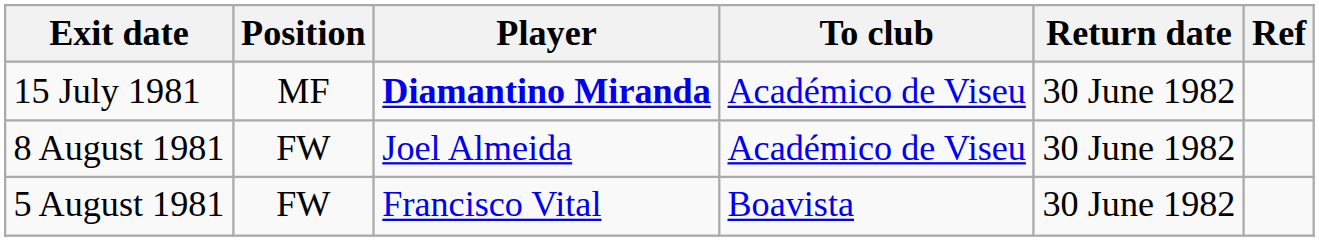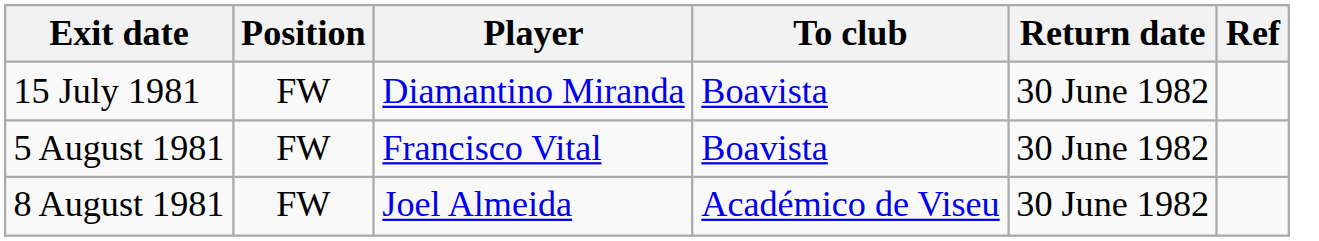(303, 90) MF -> (303, 90) FW
(547, 90) bold -> (533, 90) normal
(877, 90) Académico de Viseu -> (765, 90) Boavista
rows swapped: (119, 205) <-> (119, 147)
